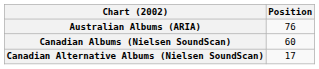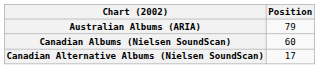(290, 27) 76 -> (290, 27) 79
